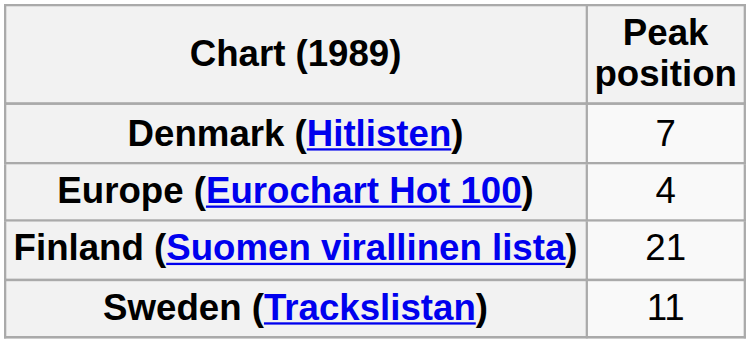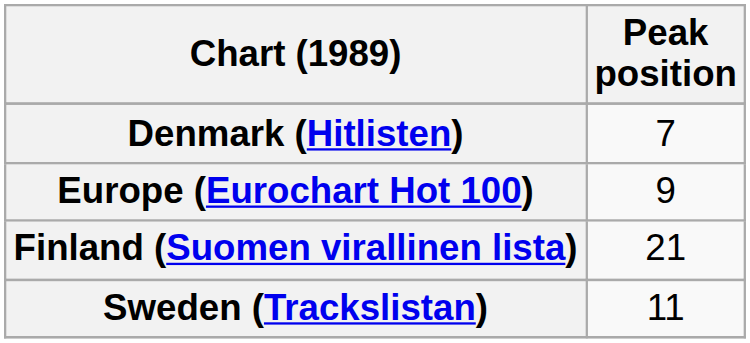(666, 190) 4 -> (666, 190) 9
